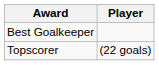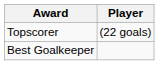rows swapped: (51, 32) <-> (33, 50)
